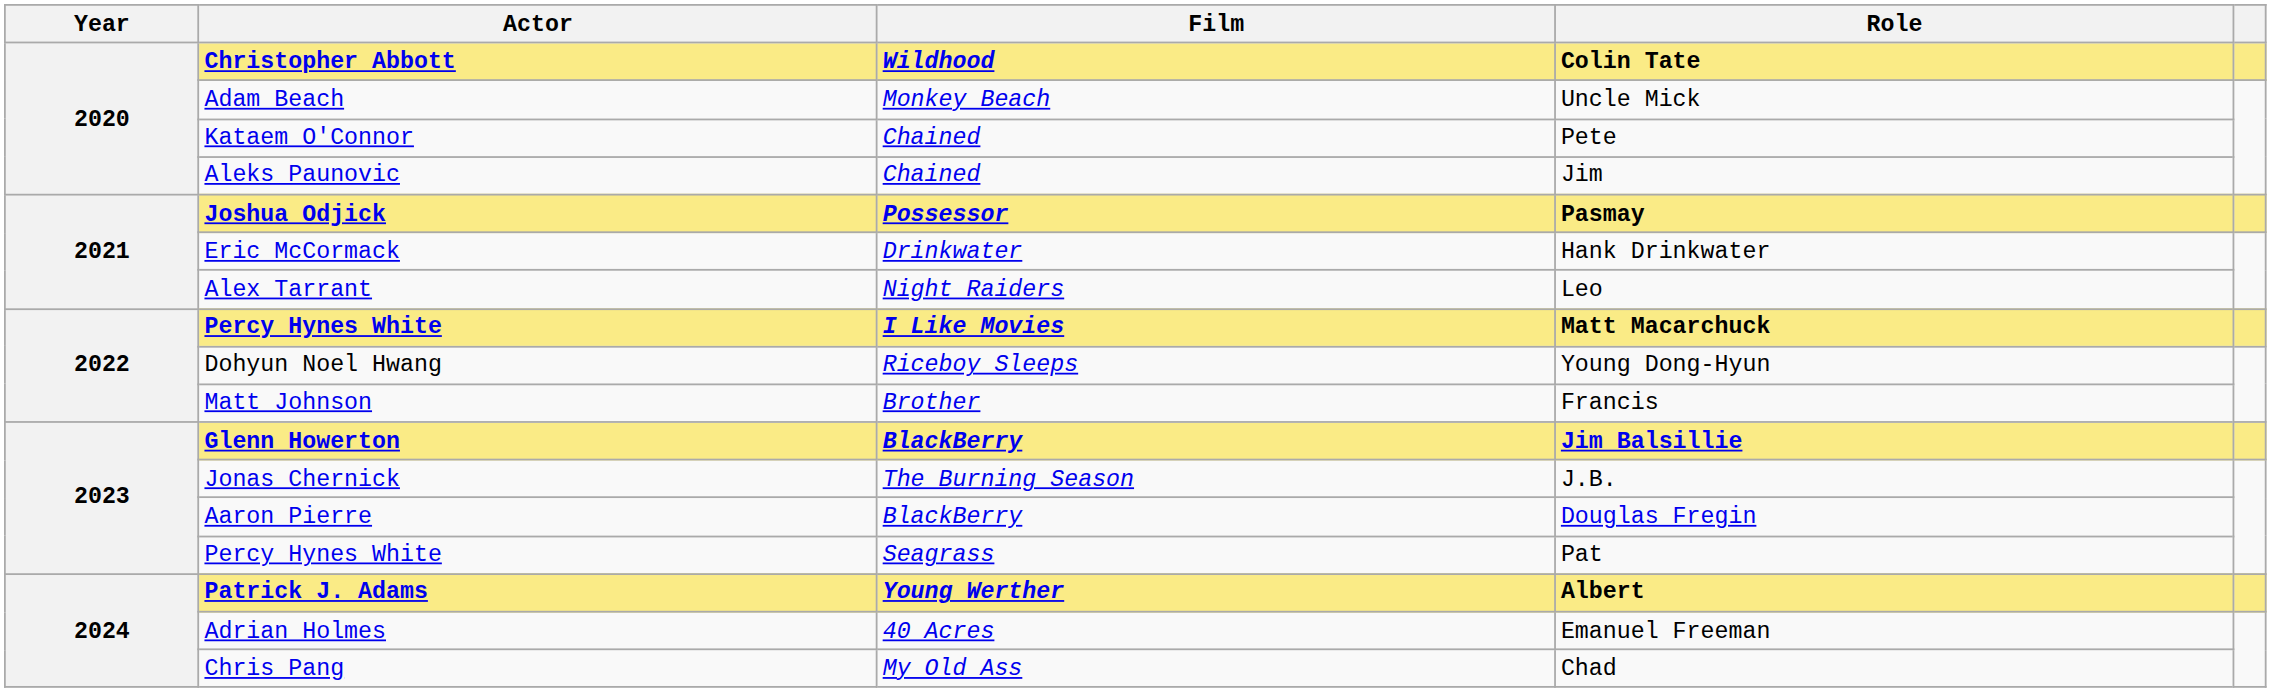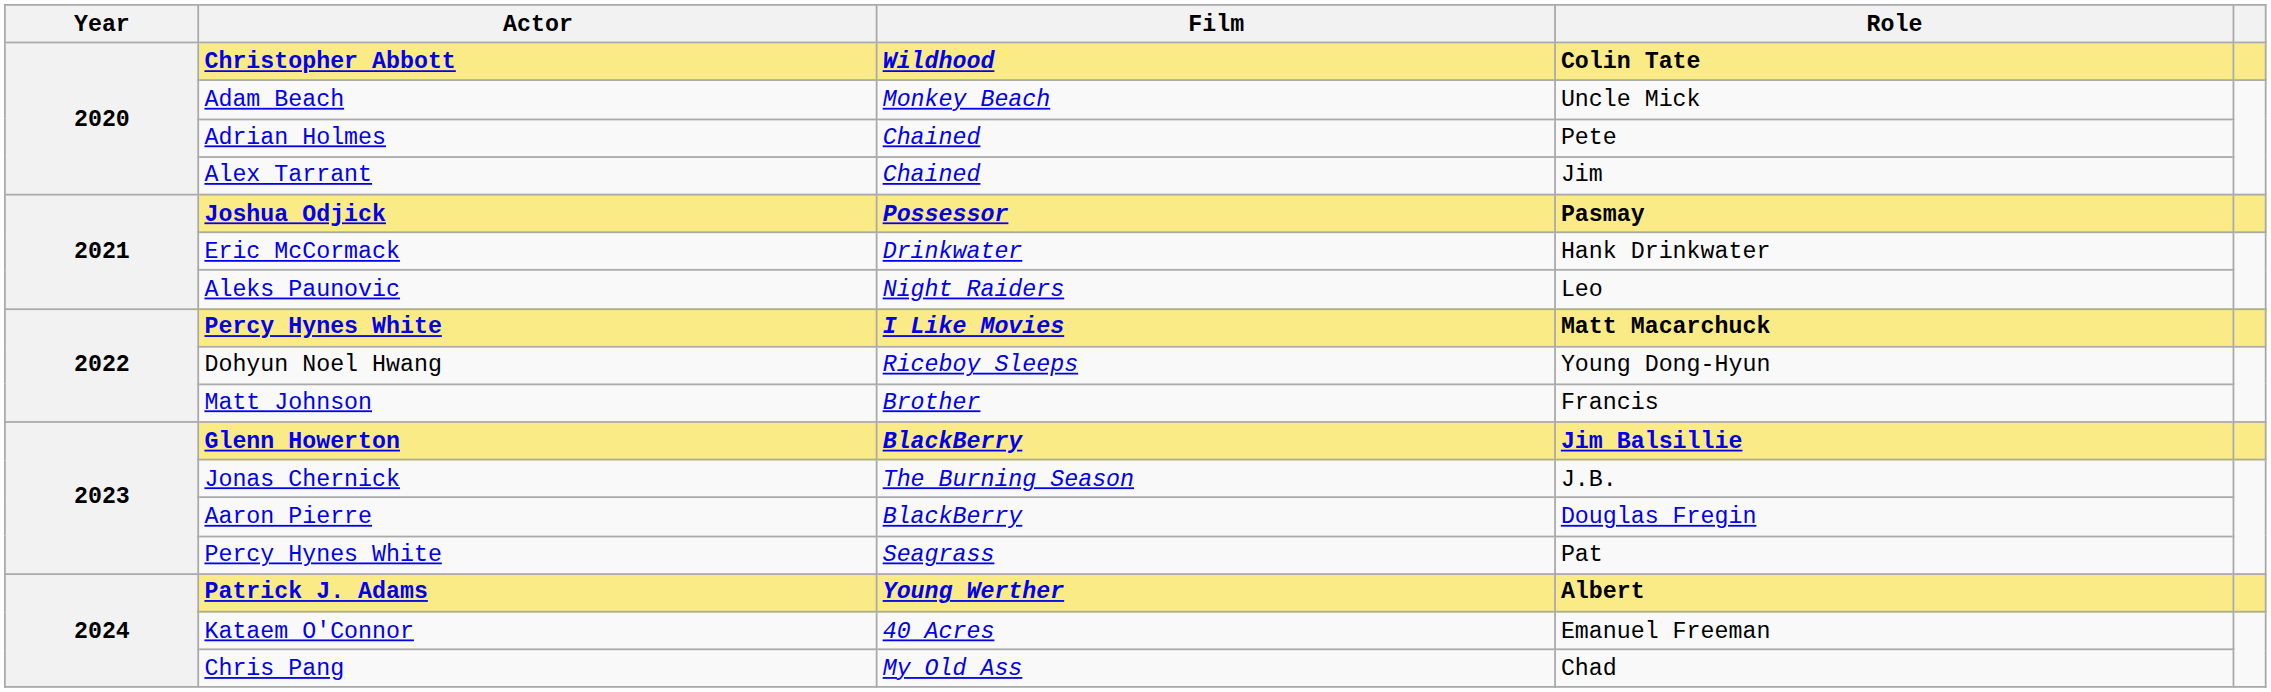(309, 138) Kataem O'Connor -> (295, 138) Adrian Holmes
(302, 176) Aleks Paunovic -> (288, 176) Alex Tarrant
(288, 289) Alex Tarrant -> (302, 289) Aleks Paunovic
(295, 631) Adrian Holmes -> (309, 631) Kataem O'Connor
